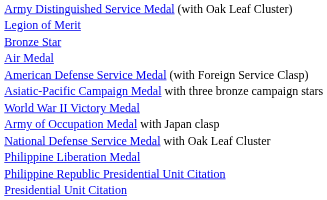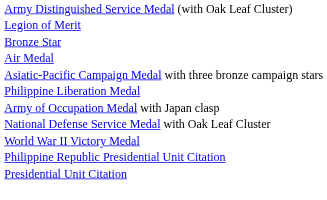- row: (156, 75)
rows swapped: (72, 108) <-> (72, 157)
